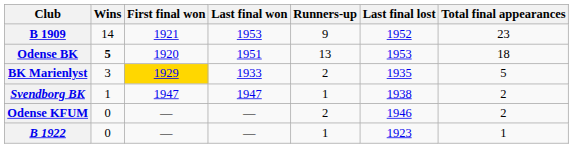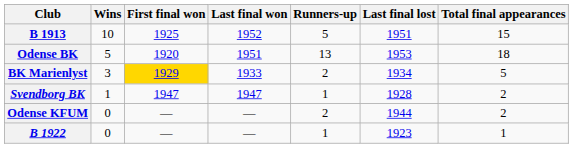- row: (48, 34)
+ row: (48, 34)
(108, 53) bold -> (108, 53) normal
(399, 73) 1935 -> (399, 73) 1934
(399, 93) 1938 -> (399, 93) 1928
(399, 113) 1946 -> (399, 113) 1944
